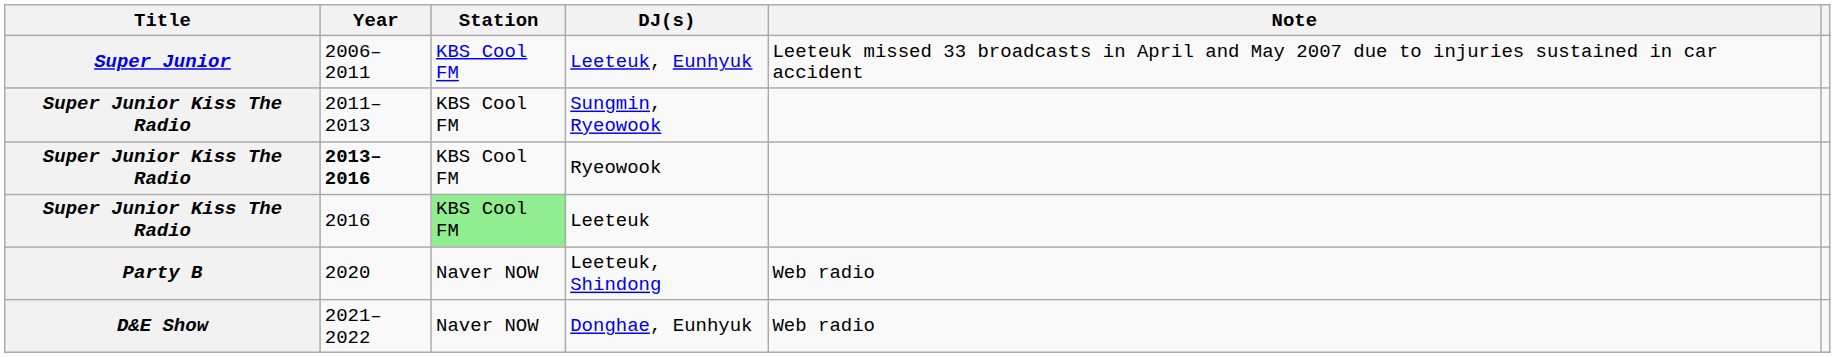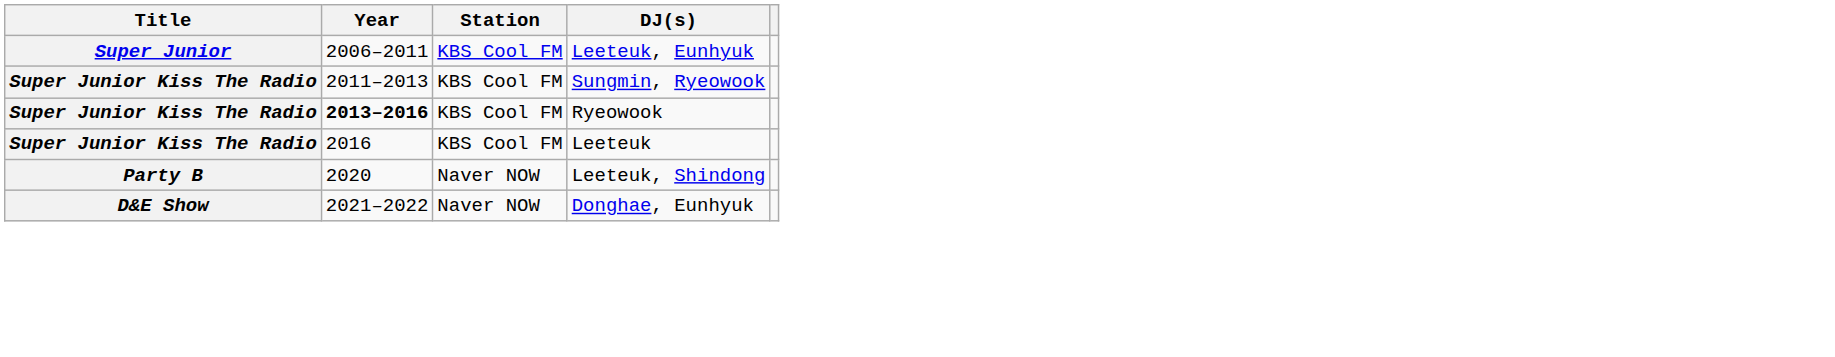- column: (1294, 20)
(482, 221) lightgreen background -> (500, 144) no background
